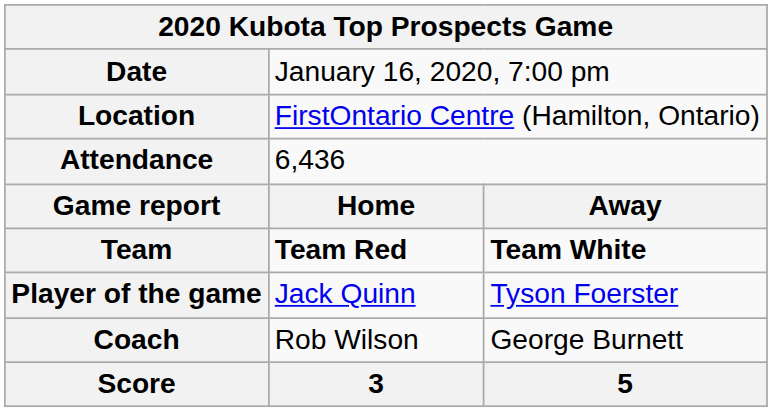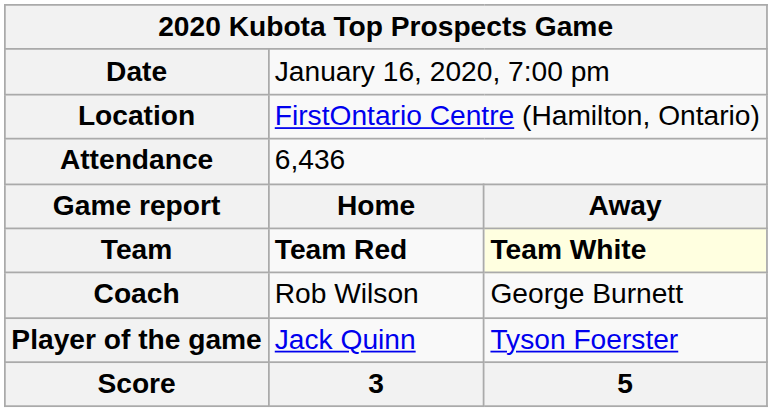(568, 250) no background -> (568, 250) lightyellow background
rows swapped: (137, 339) <-> (137, 294)
